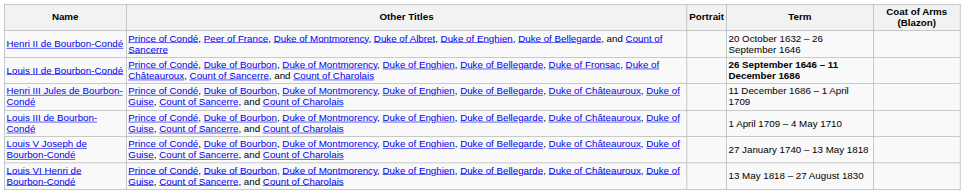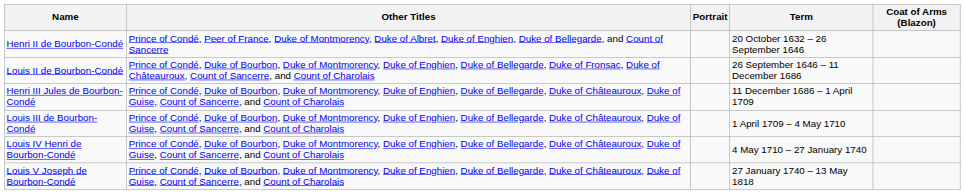(783, 70) bold -> (785, 70) normal
+ row: (44, 150)
- row: (44, 176)
